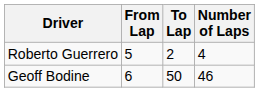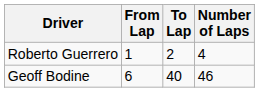(128, 53) 5 -> (128, 53) 1
(174, 76) 50 -> (174, 76) 40
